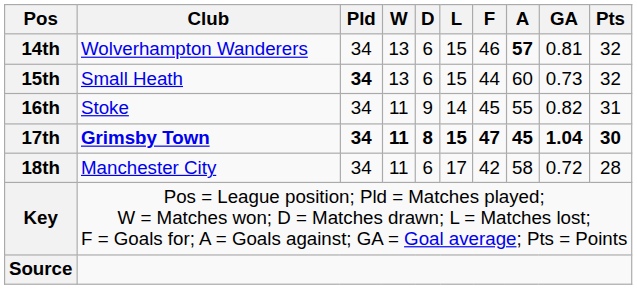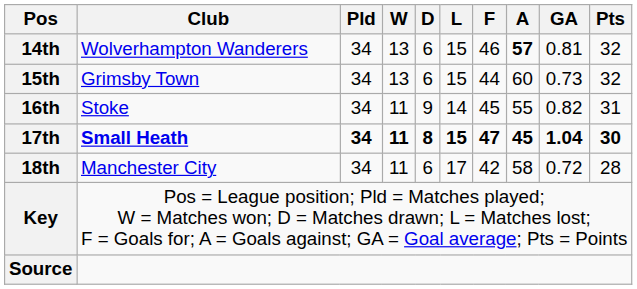(132, 78) Small Heath -> (140, 78) Grimsby Town
(361, 78) bold -> (361, 78) normal
(145, 138) Grimsby Town -> (135, 138) Small Heath
